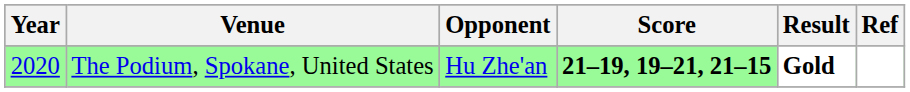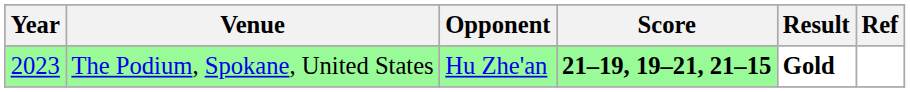(35, 65) 2020 -> (35, 65) 2023
